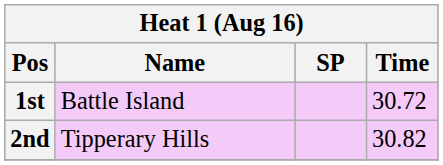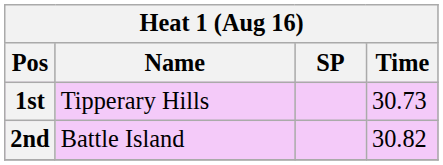(123, 100) Battle Island -> (135, 100) Tipperary Hills
(399, 100) 30.72 -> (399, 100) 30.73
(135, 139) Tipperary Hills -> (123, 139) Battle Island
